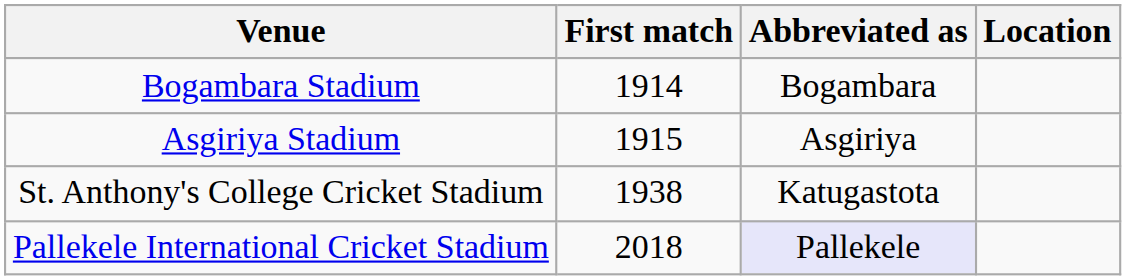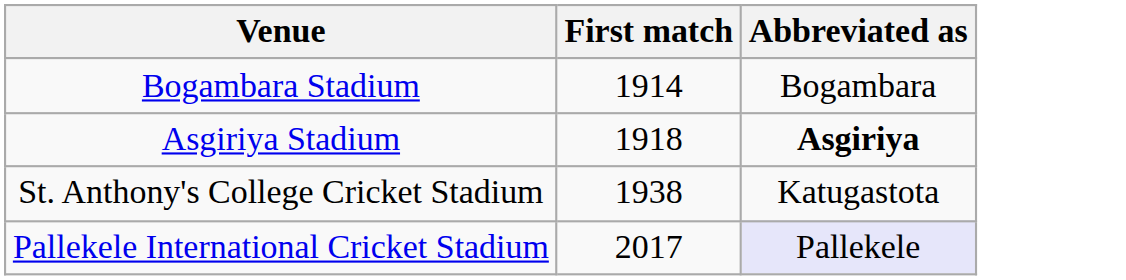- column: (1047, 31)
(649, 138) 1915 -> (649, 138) 1918
(858, 138) normal -> (858, 138) bold
(649, 246) 2018 -> (649, 246) 2017
